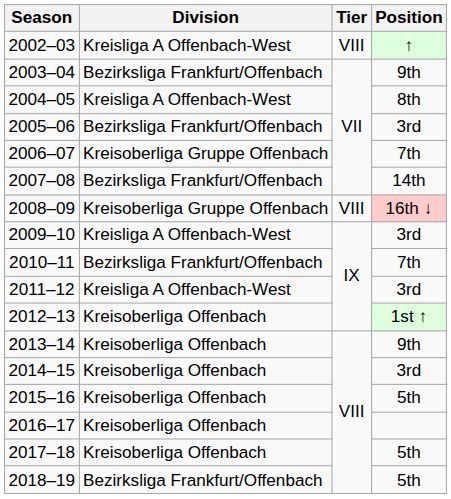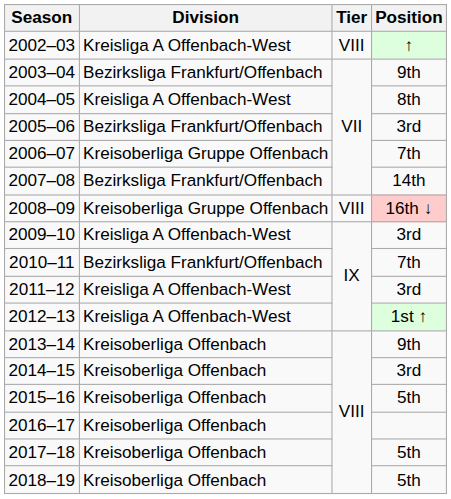(175, 316) Kreisoberliga Offenbach -> (187, 316) Kreisliga A Offenbach-West
(203, 479) Bezirksliga Frankfurt/Offenbach -> (175, 479) Kreisoberliga Offenbach
